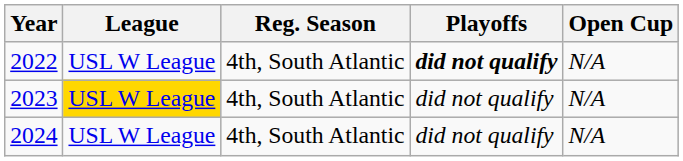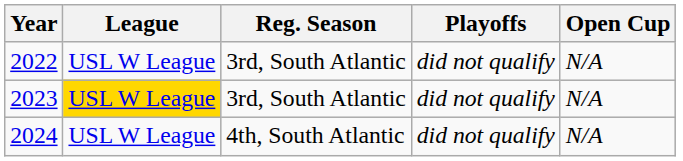(315, 60) 4th, South Atlantic -> (316, 60) 3rd, South Atlantic
(486, 60) bold -> (486, 60) normal
(315, 98) 4th, South Atlantic -> (316, 98) 3rd, South Atlantic
